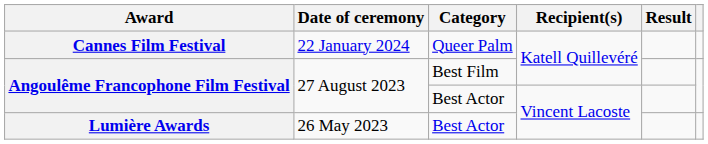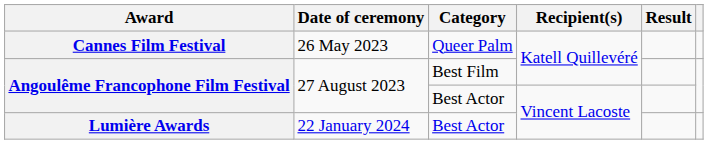(354, 44) 22 January 2024 -> (343, 44) 26 May 2023
(343, 125) 26 May 2023 -> (354, 125) 22 January 2024
